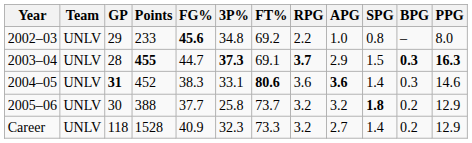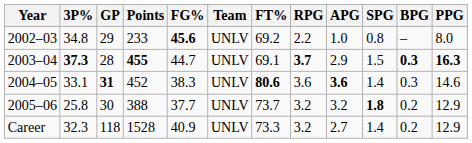columns swapped: (82, 15) <-> (234, 15)
